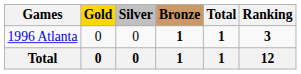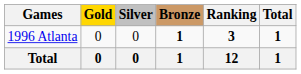columns swapped: (221, 15) <-> (268, 15)
